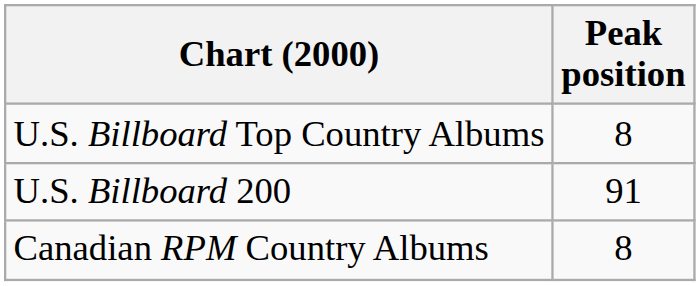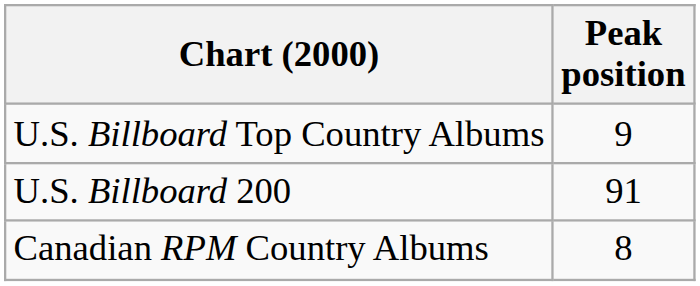(623, 132) 8 -> (623, 132) 9
